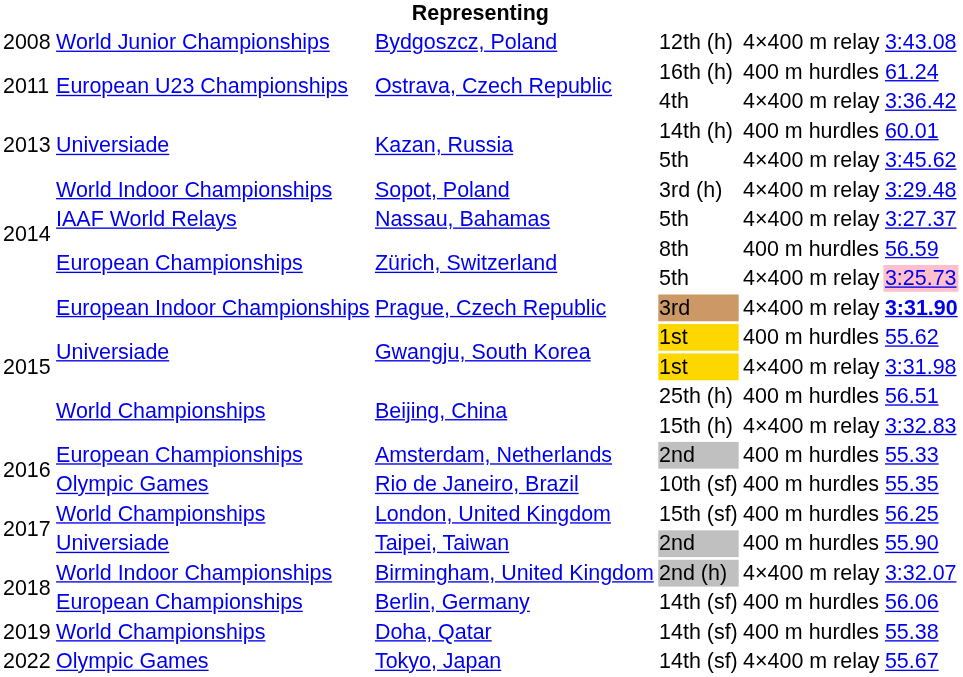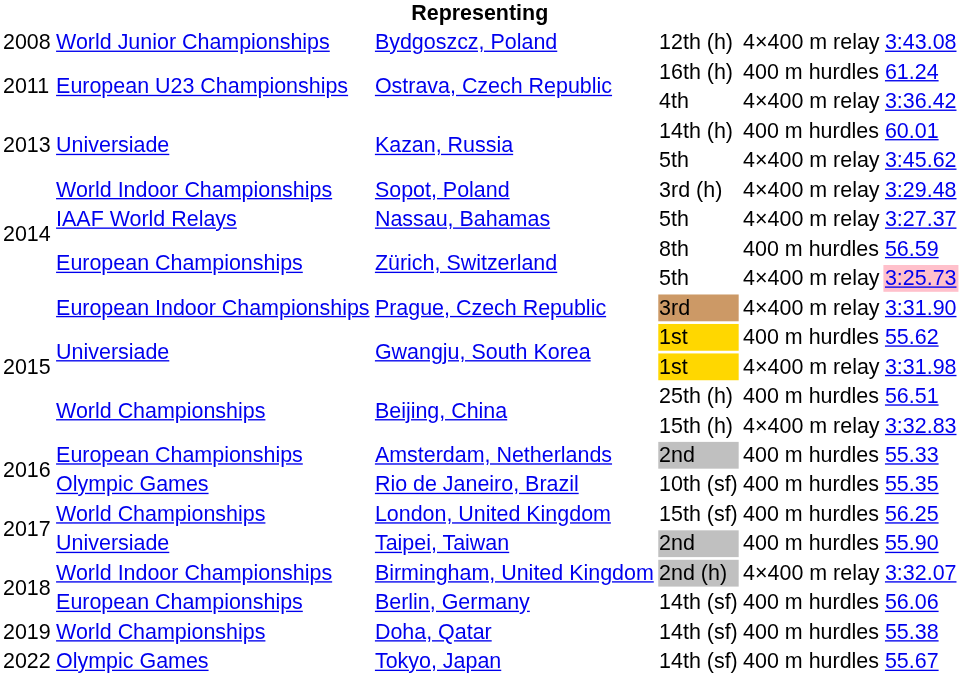(921, 307) bold -> (921, 307) normal
(811, 661) 4×400 m relay -> (811, 661) 400 m hurdles
